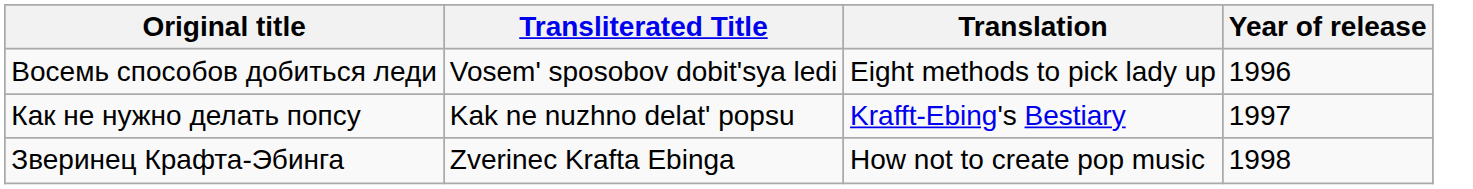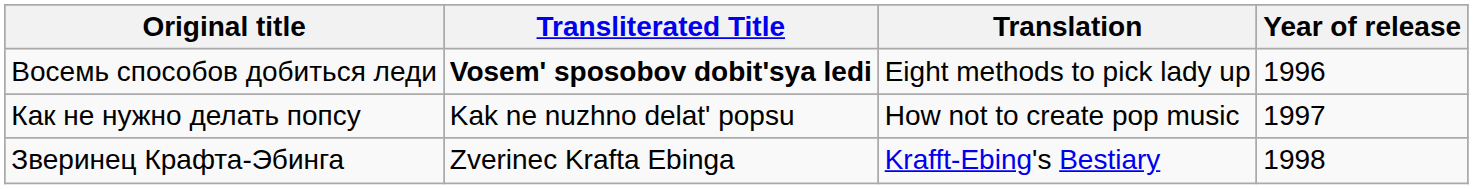(643, 71) normal -> (661, 71) bold
(988, 115) Krafft-Ebing's Bestiary -> (1062, 115) How not to create pop music
(1027, 159) How not to create pop music -> (1022, 159) Krafft-Ebing's Bestiary
